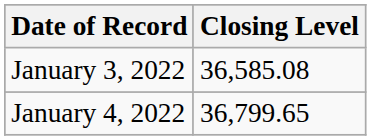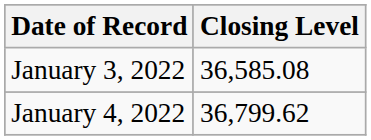(255, 112) 36,799.65 -> (255, 112) 36,799.62
